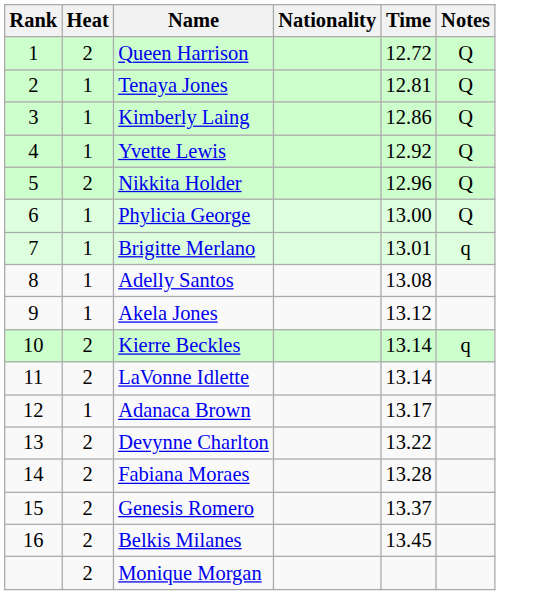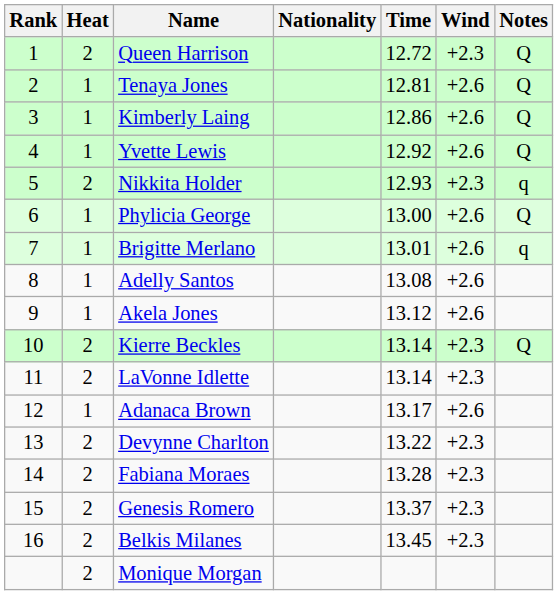+ column: (465, 20)
(409, 183) 12.96 -> (409, 183) 12.93
(466, 183) Q -> (524, 183) q
(466, 345) q -> (524, 345) Q
